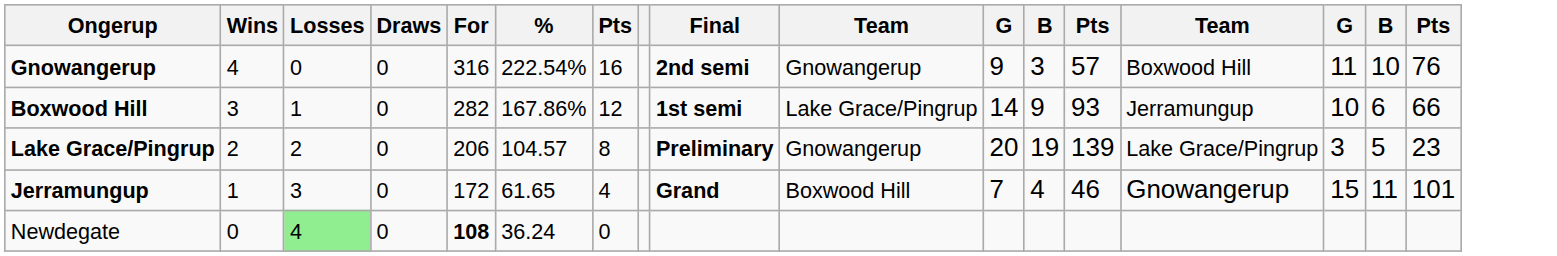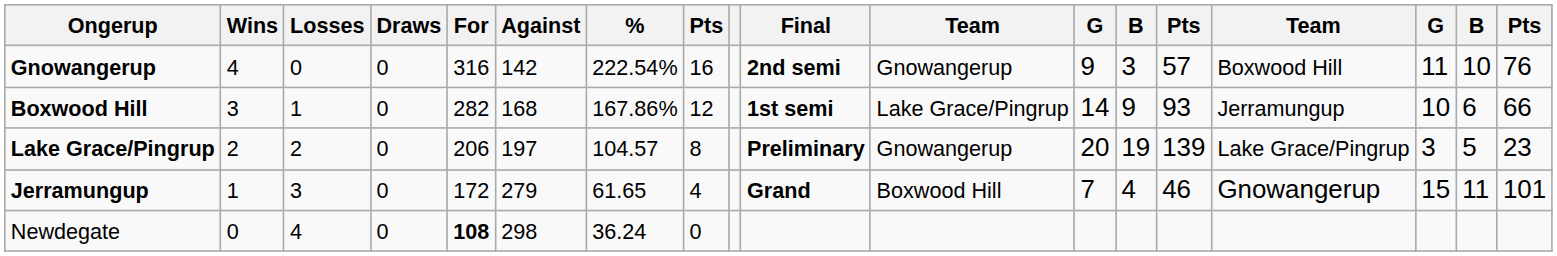+ column: (541, 26)
(296, 232) lightgreen background -> (296, 232) no background
